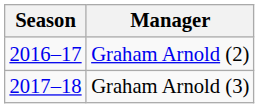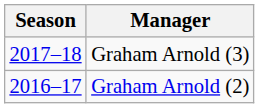rows swapped: (170, 53) <-> (170, 86)
